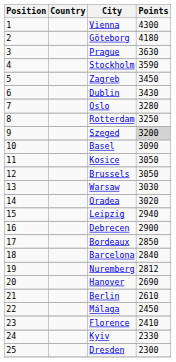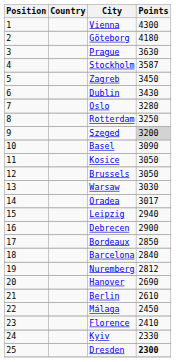(148, 65) 3590 -> (148, 65) 3587
(148, 201) 3020 -> (148, 201) 3017
(148, 350) normal -> (148, 350) bold
